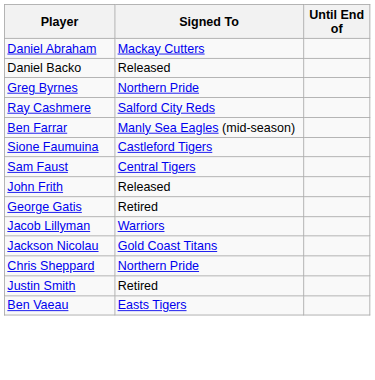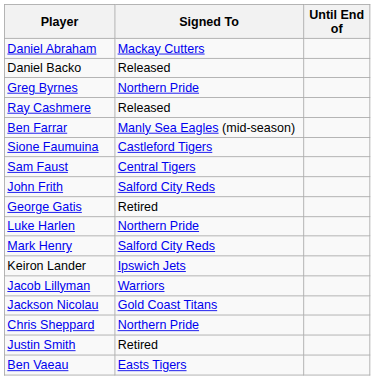(166, 108) Salford City Reds -> (144, 108) Released
(144, 187) Released -> (166, 187) Salford City Reds
+ row: (41, 227)
+ row: (40, 246)
+ row: (47, 266)
